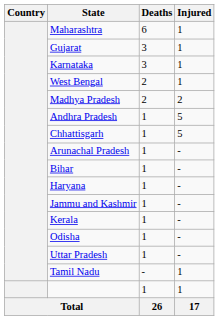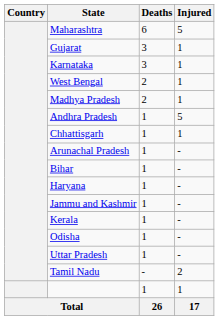(180, 30) 1 -> (180, 30) 5
(180, 99) 2 -> (180, 99) 1
(180, 134) 5 -> (180, 134) 1
(180, 272) 1 -> (180, 272) 2
